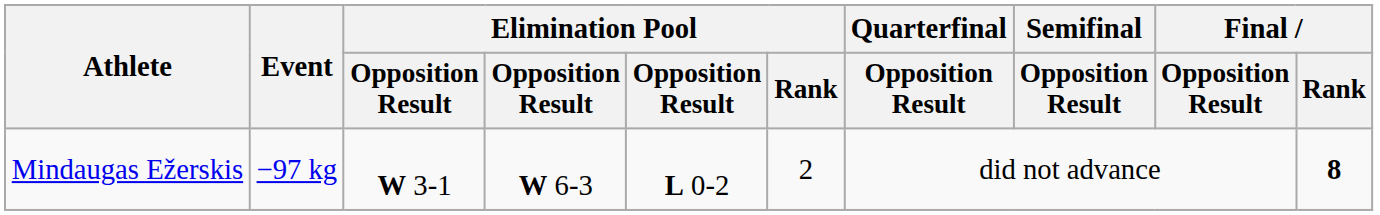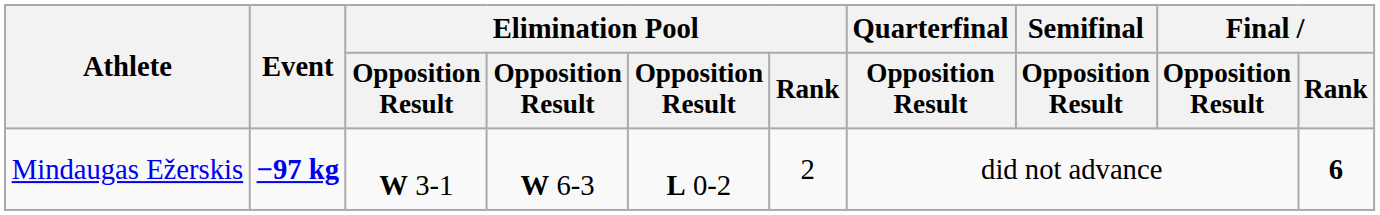(297, 169) normal -> (298, 169) bold
(1334, 169) 8 -> (1336, 169) 6
